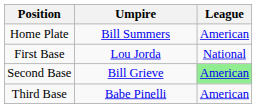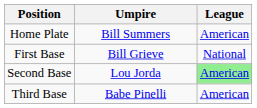(136, 53) Lou Jorda -> (136, 53) Bill Grieve
(136, 73) Bill Grieve -> (136, 73) Lou Jorda
